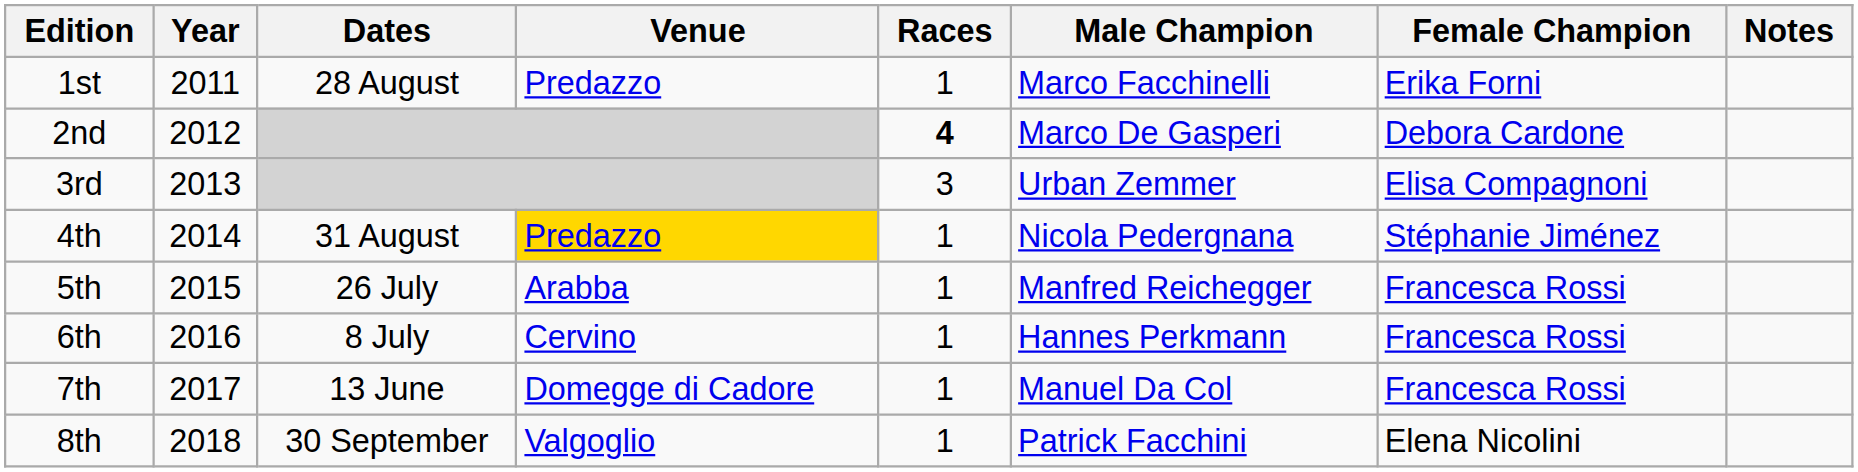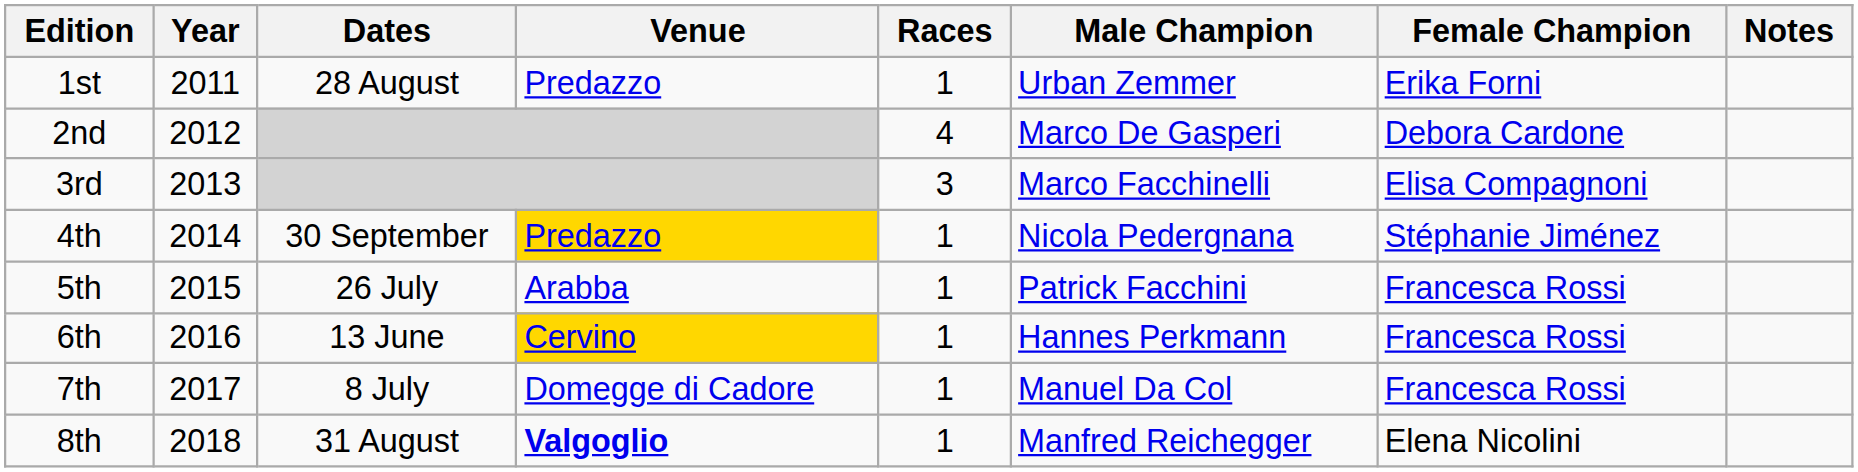(1144, 82) Marco Facchinelli -> (1127, 82) Urban Zemmer
(945, 133) bold -> (945, 133) normal
(1127, 185) Urban Zemmer -> (1144, 185) Marco Facchinelli
(387, 236) 31 August -> (387, 236) 30 September
(1165, 287) Manfred Reichegger -> (1132, 287) Patrick Facchini
(387, 338) 8 July -> (387, 338) 13 June
(580, 338) no background -> (580, 338) gold background
(387, 389) 13 June -> (387, 389) 8 July
(387, 441) 30 September -> (387, 441) 31 August
(590, 441) normal -> (596, 441) bold
(1132, 441) Patrick Facchini -> (1165, 441) Manfred Reichegger
